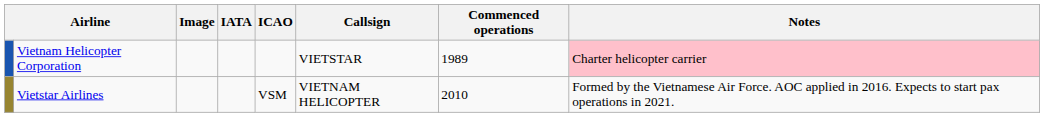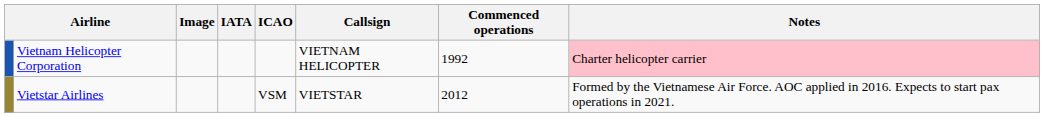(330, 58) VIETSTAR -> (339, 58) VIETNAM HELICOPTER
(455, 58) 1989 -> (455, 58) 1992
(339, 94) VIETNAM HELICOPTER -> (330, 94) VIETSTAR
(455, 94) 2010 -> (455, 94) 2012
